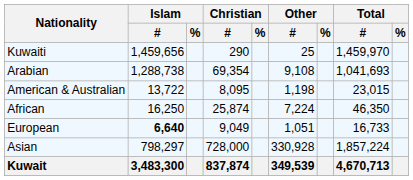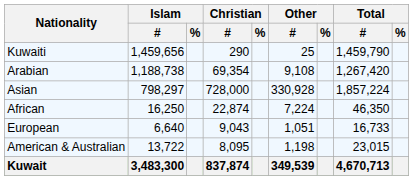(363, 52) 1,459,970 -> (363, 52) 1,459,790
(157, 71) 1,288,738 -> (157, 71) 1,188,738
(363, 71) 1,041,693 -> (363, 71) 1,267,420
rows swapped: (22, 147) <-> (66, 90)
(231, 109) 25,874 -> (231, 109) 22,874
(169, 128) bold -> (169, 128) normal
(234, 128) 9,049 -> (234, 128) 9,043
